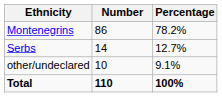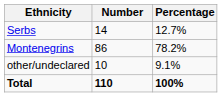rows swapped: (40, 30) <-> (21, 48)
